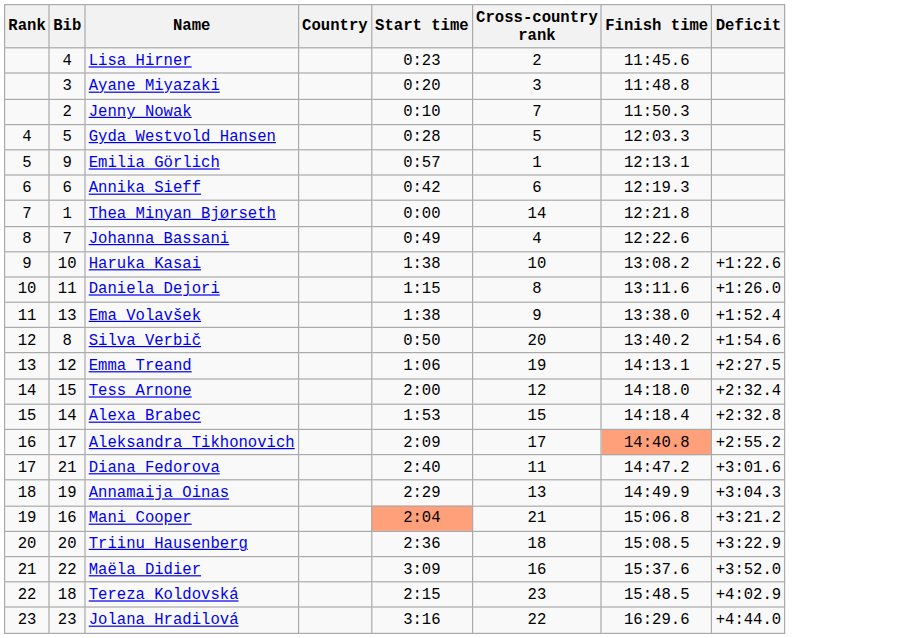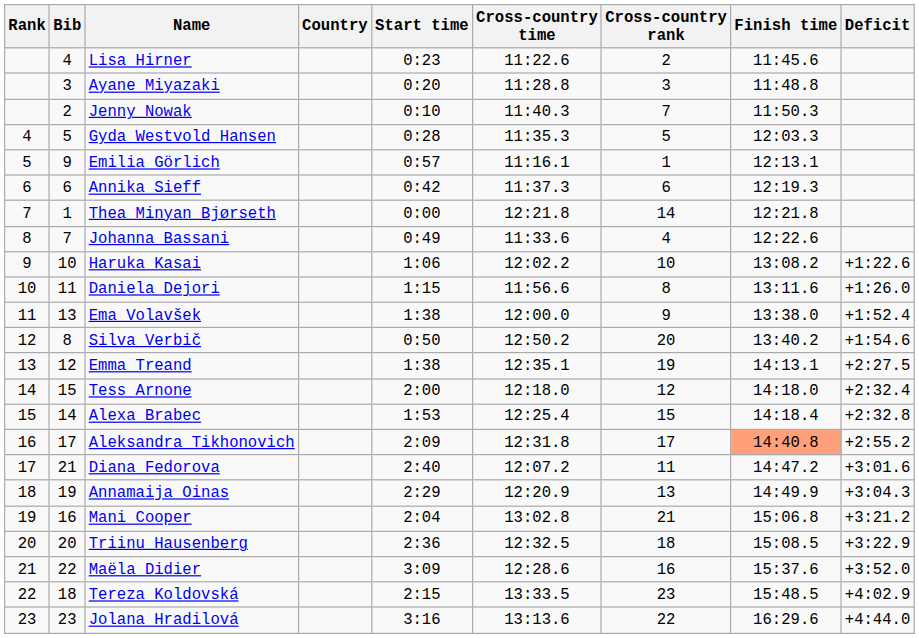+ column: (537, 26)
(422, 264) 1:38 -> (422, 264) 1:06
(422, 366) 1:06 -> (422, 366) 1:38
(422, 518) lightsalmon background -> (422, 518) no background
